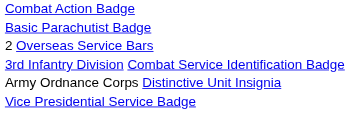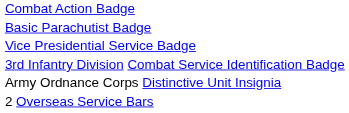rows swapped: (100, 101) <-> (79, 46)
